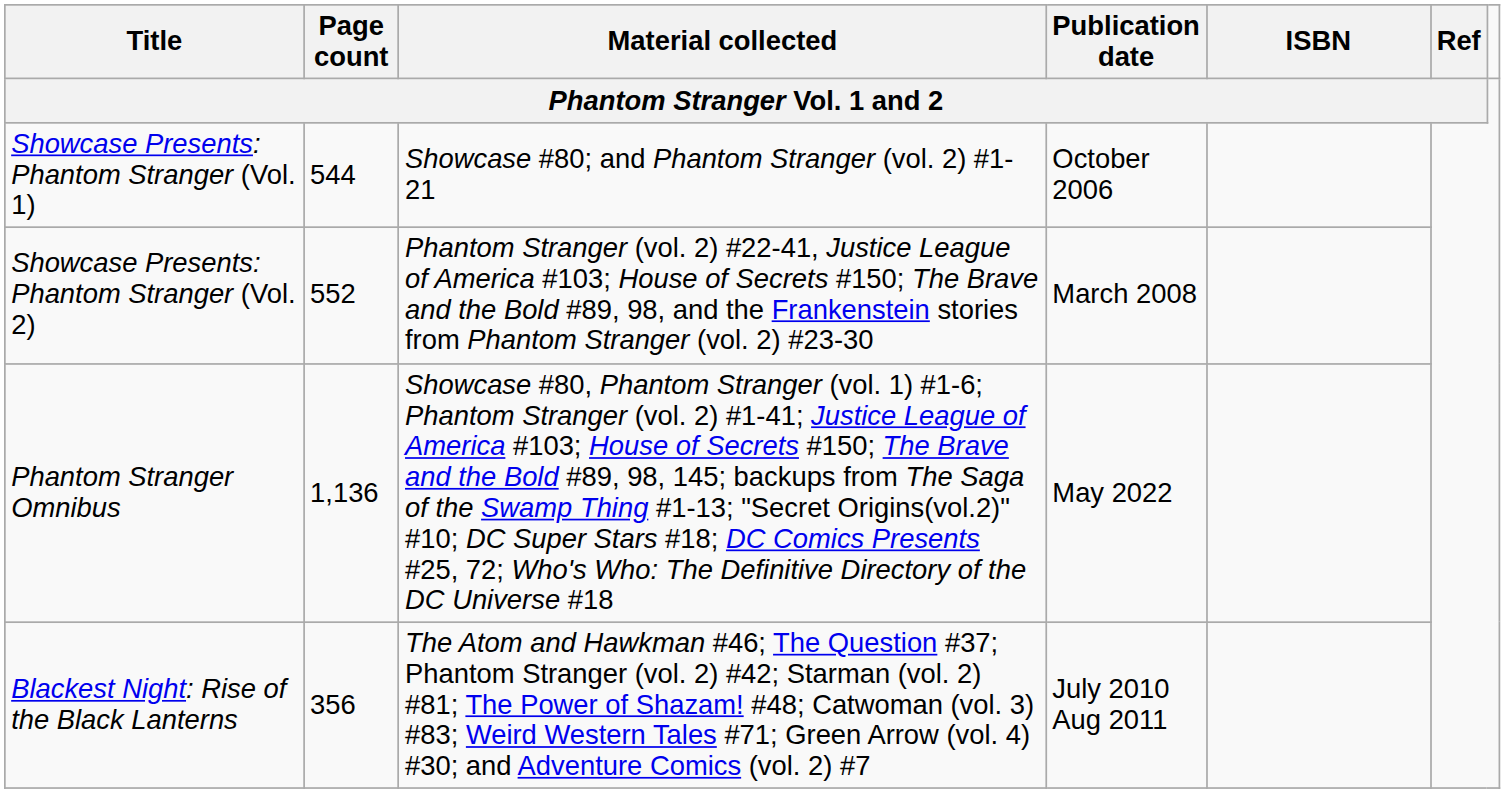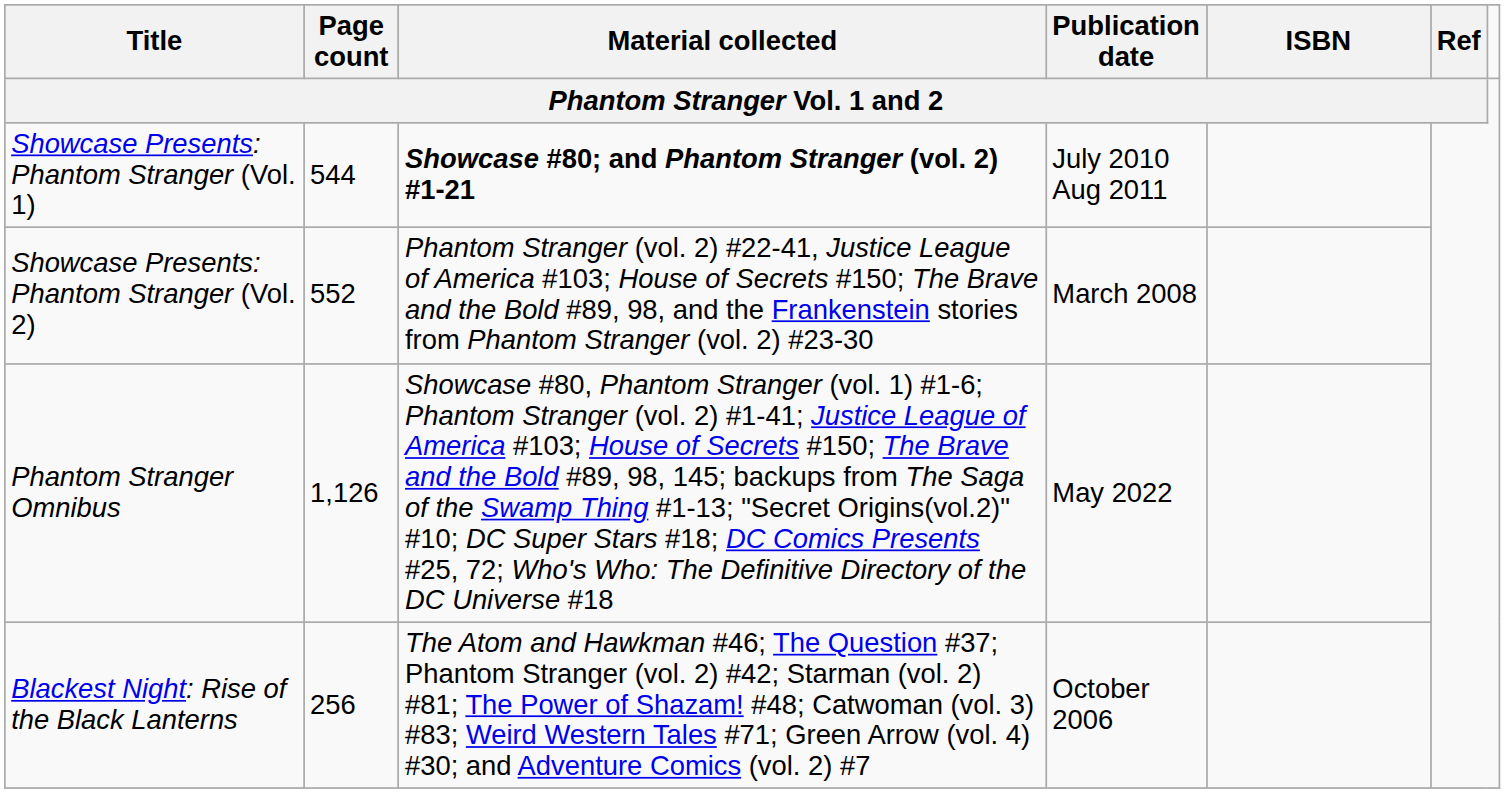(709, 174) normal -> (702, 174) bold
(1101, 174) October 2006 -> (1111, 174) July 2010 Aug 2011
(344, 492) 1,136 -> (344, 492) 1,126
(333, 704) 356 -> (333, 704) 256
(1111, 704) July 2010 Aug 2011 -> (1101, 704) October 2006
